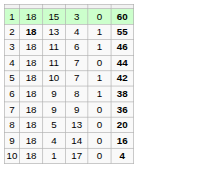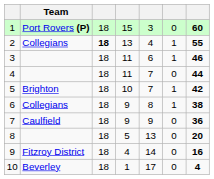+ column: (56, 12)
